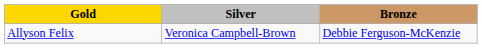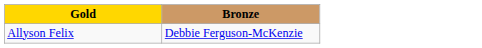- column: (241, 14)
